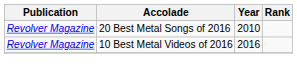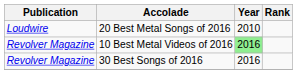(51, 28) Revolver Magazine -> (27, 28) Loudwire
(249, 45) no background -> (249, 45) lightgreen background
+ row: (151, 61)
